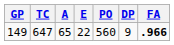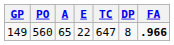columns swapped: (106, 14) <-> (43, 14)
(128, 32) 9 -> (128, 32) 8
